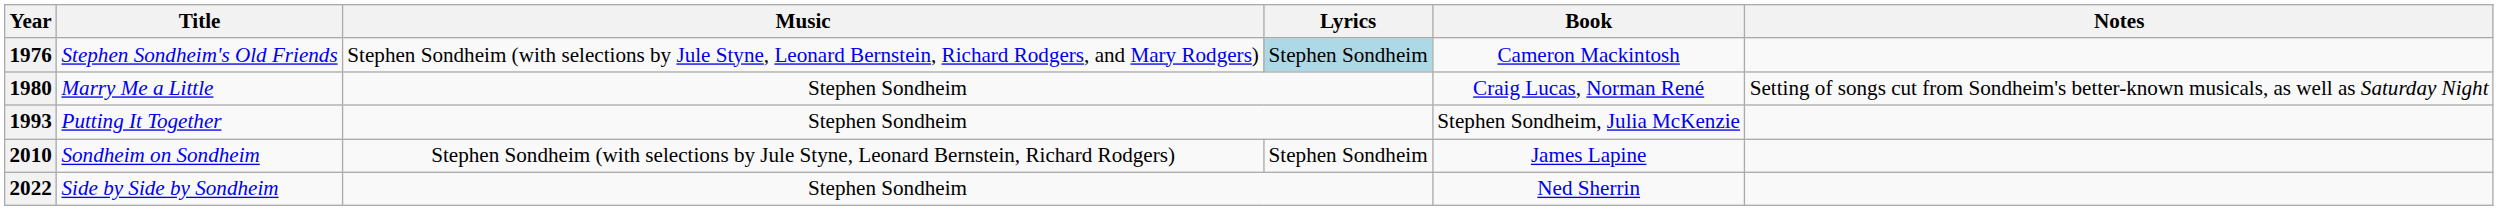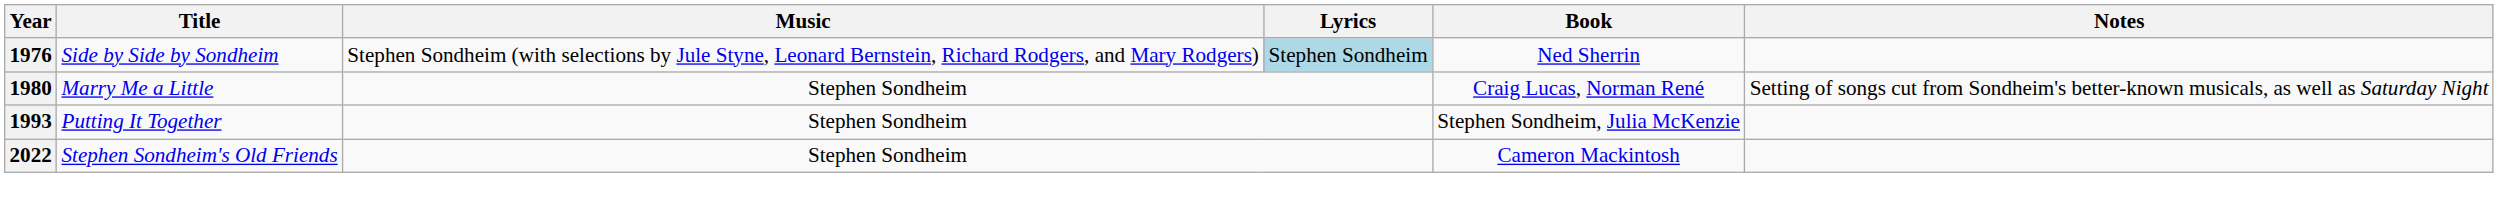(200, 54) Stephen Sondheim's Old Friends -> (170, 54) Side by Side by Sondheim
(1589, 54) Cameron Mackintosh -> (1589, 54) Ned Sherrin
- row: (31, 155)
(170, 188) Side by Side by Sondheim -> (200, 155) Stephen Sondheim's Old Friends
(1589, 188) Ned Sherrin -> (1589, 155) Cameron Mackintosh
